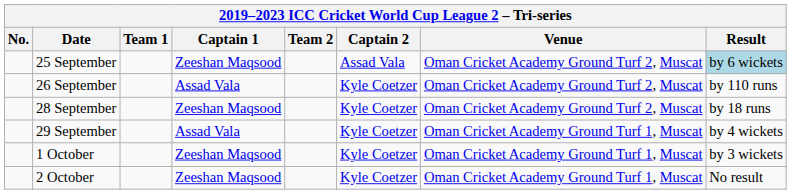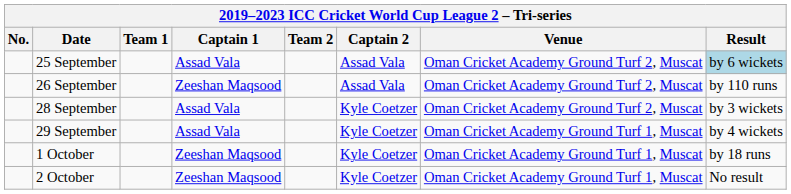(228, 62) Zeeshan Maqsood -> (207, 62) Assad Vala
(207, 85) Assad Vala -> (228, 85) Zeeshan Maqsood
(379, 85) Kyle Coetzer -> (372, 85) Assad Vala
(228, 108) Zeeshan Maqsood -> (207, 108) Assad Vala
(740, 108) by 18 runs -> (746, 108) by 3 wickets
(746, 154) by 3 wickets -> (740, 154) by 18 runs
